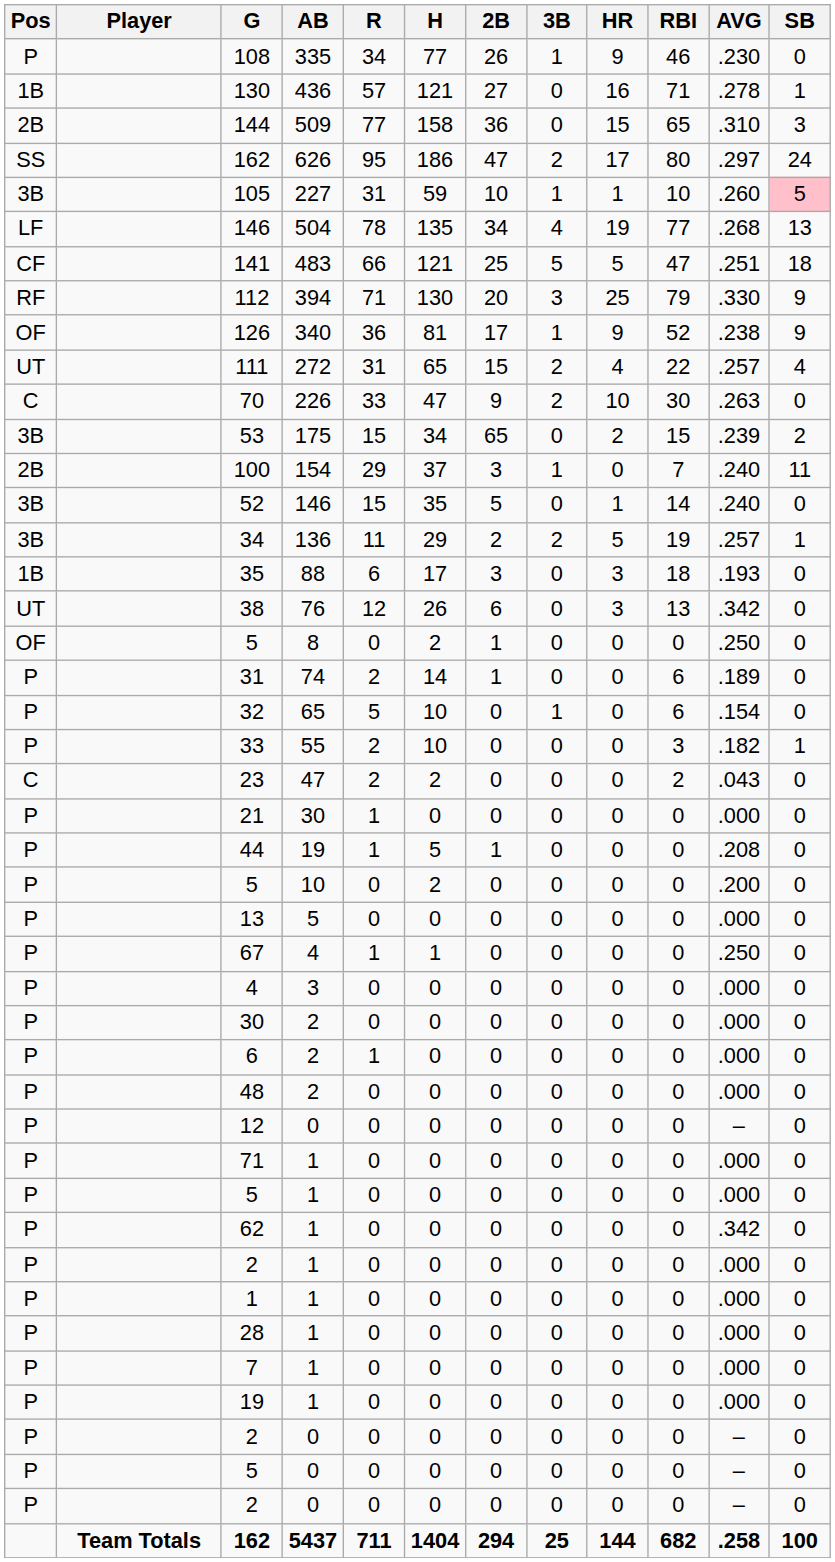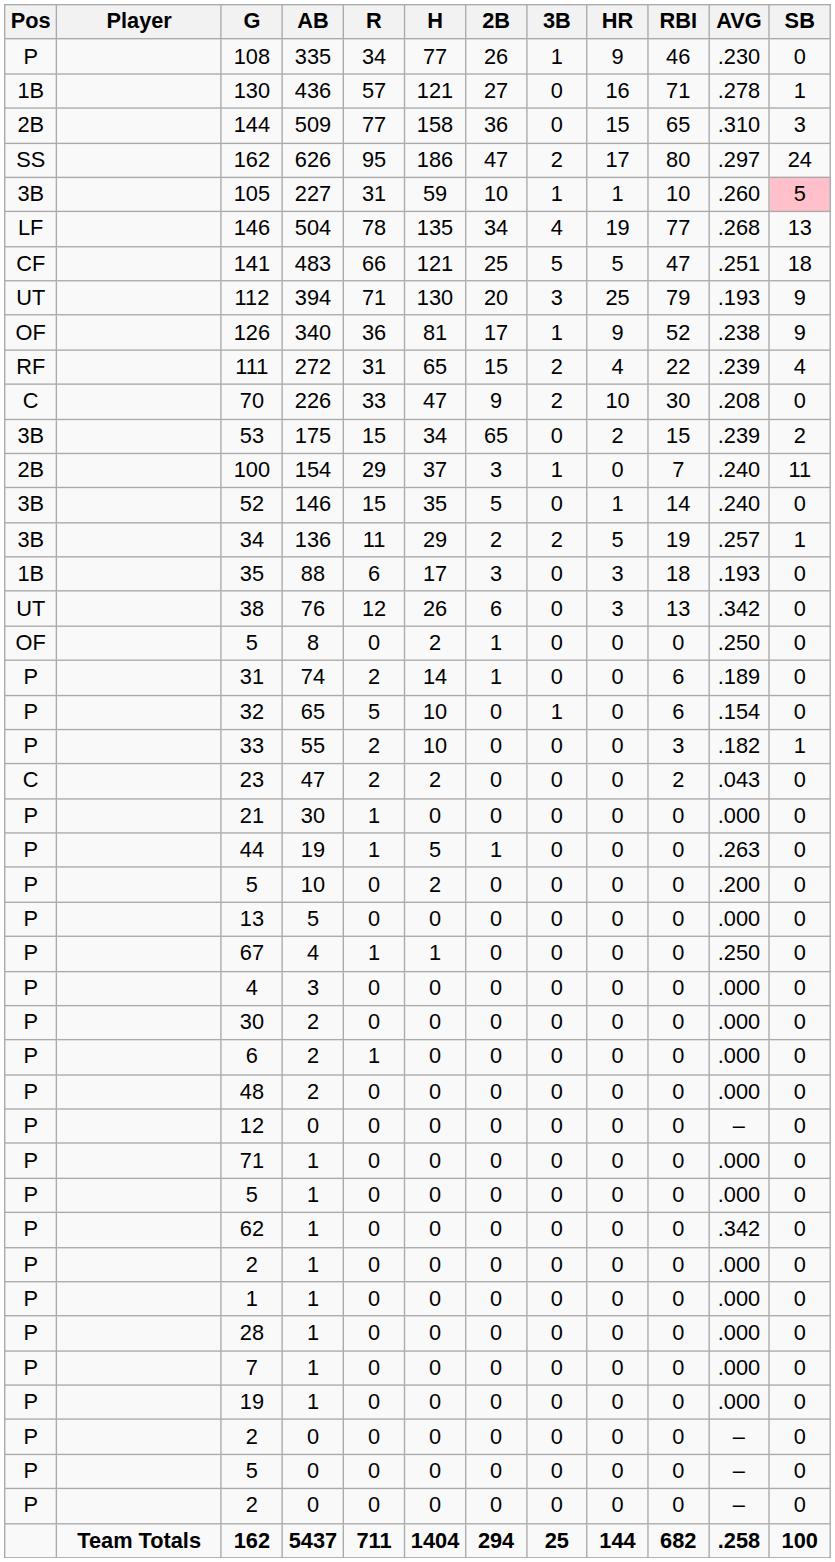(31, 297) RF -> (31, 297) UT
(739, 297) .330 -> (739, 297) .193
(31, 366) UT -> (31, 366) RF
(739, 366) .257 -> (739, 366) .239
(739, 401) .263 -> (739, 401) .208
(739, 849) .208 -> (739, 849) .263
